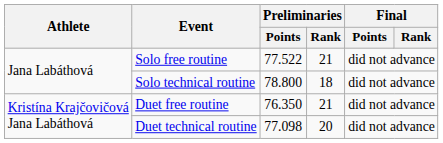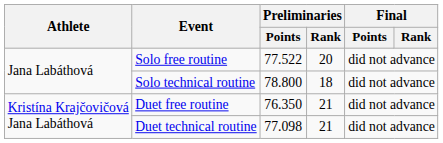(326, 60) 21 -> (326, 60) 20
(326, 127) 20 -> (326, 127) 21
